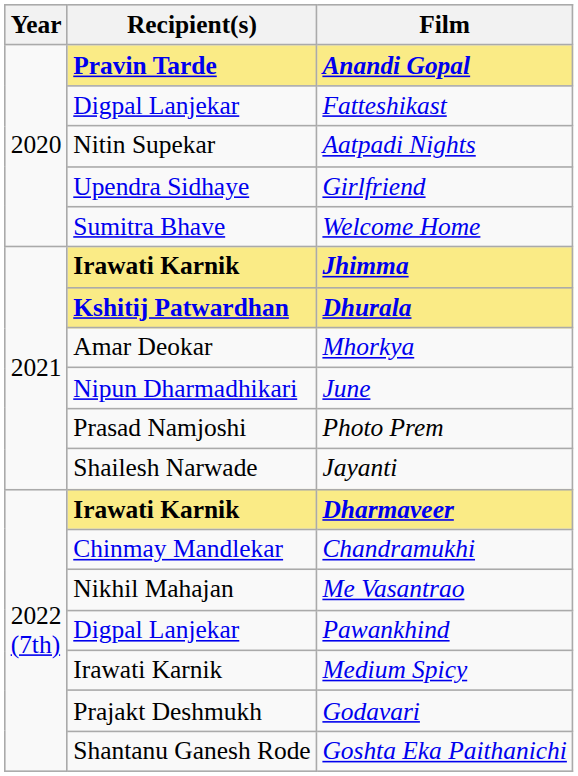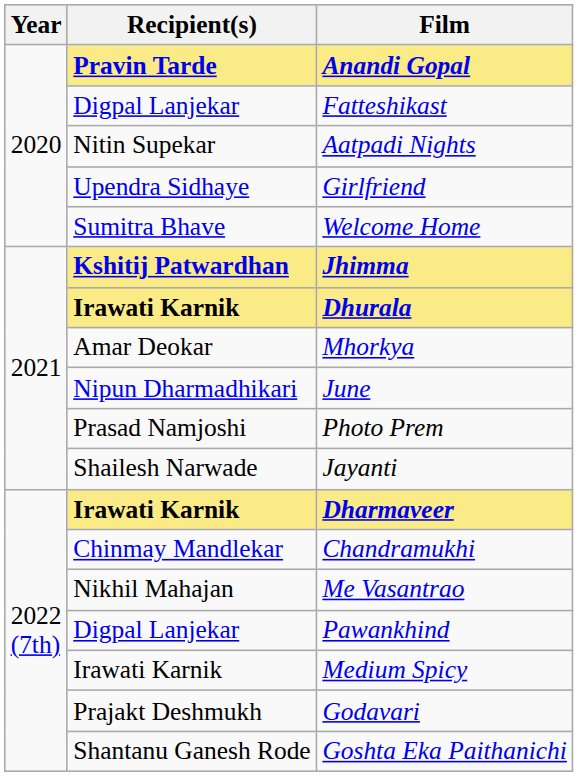(156, 266) Irawati Karnik -> (181, 266) Kshitij Patwardhan
(181, 307) Kshitij Patwardhan -> (156, 307) Irawati Karnik
